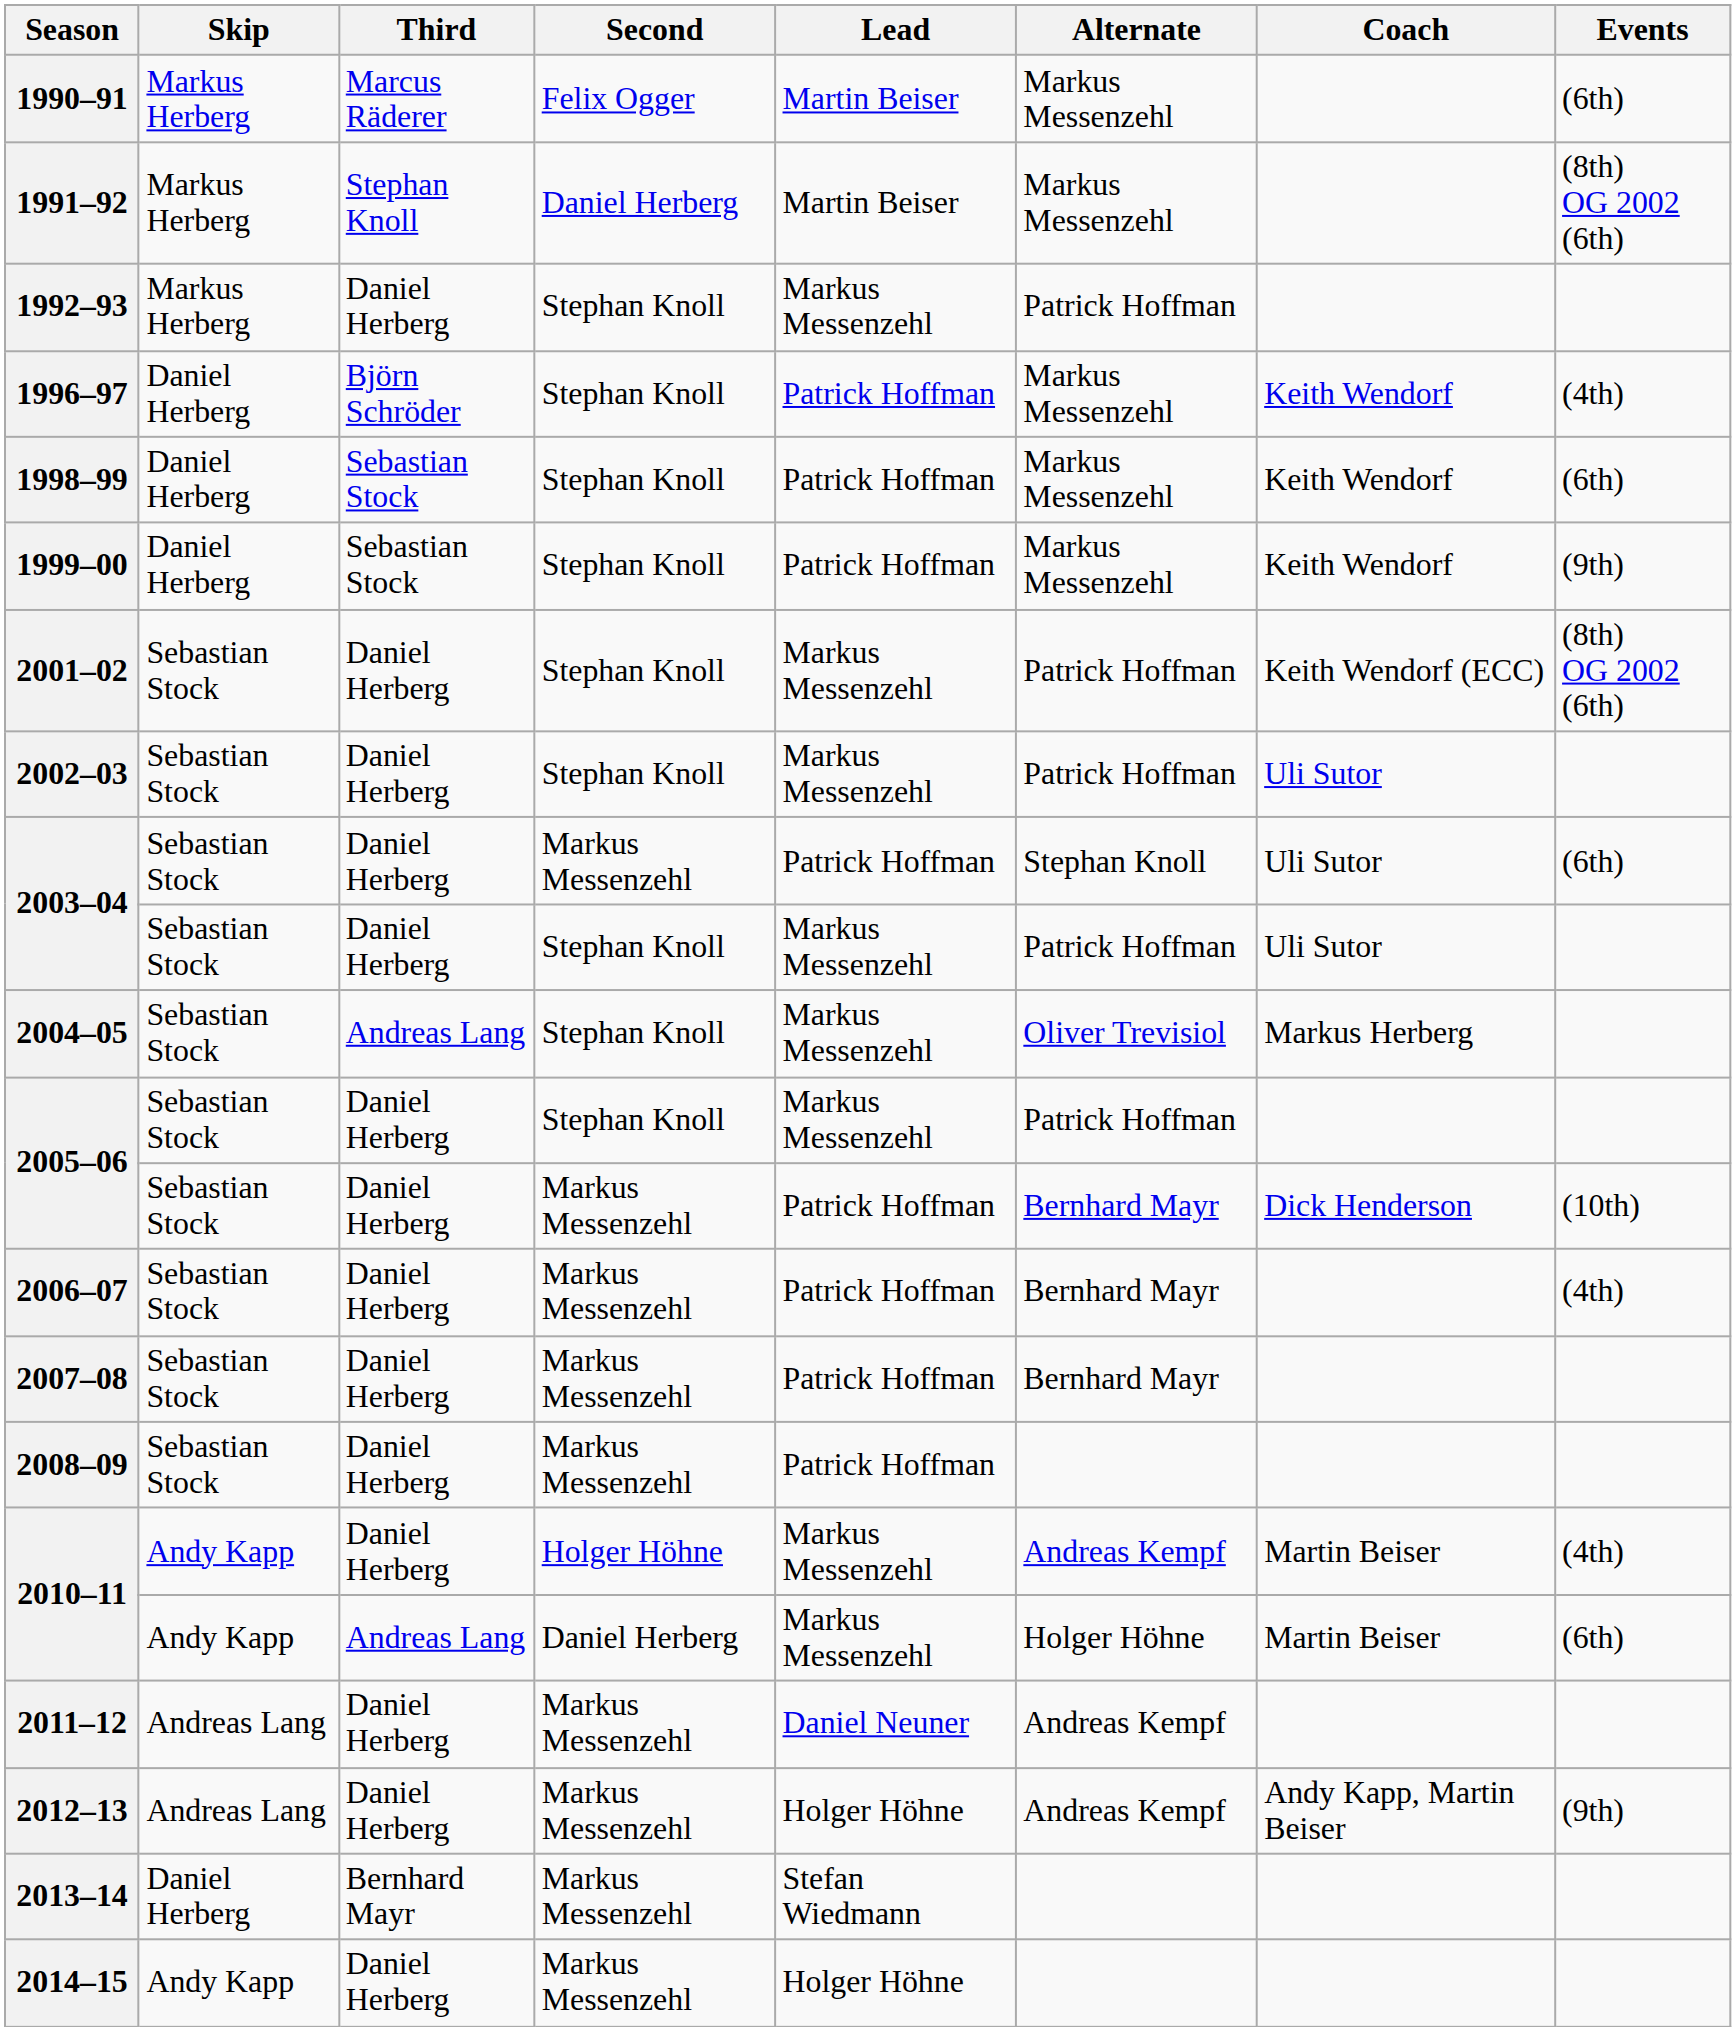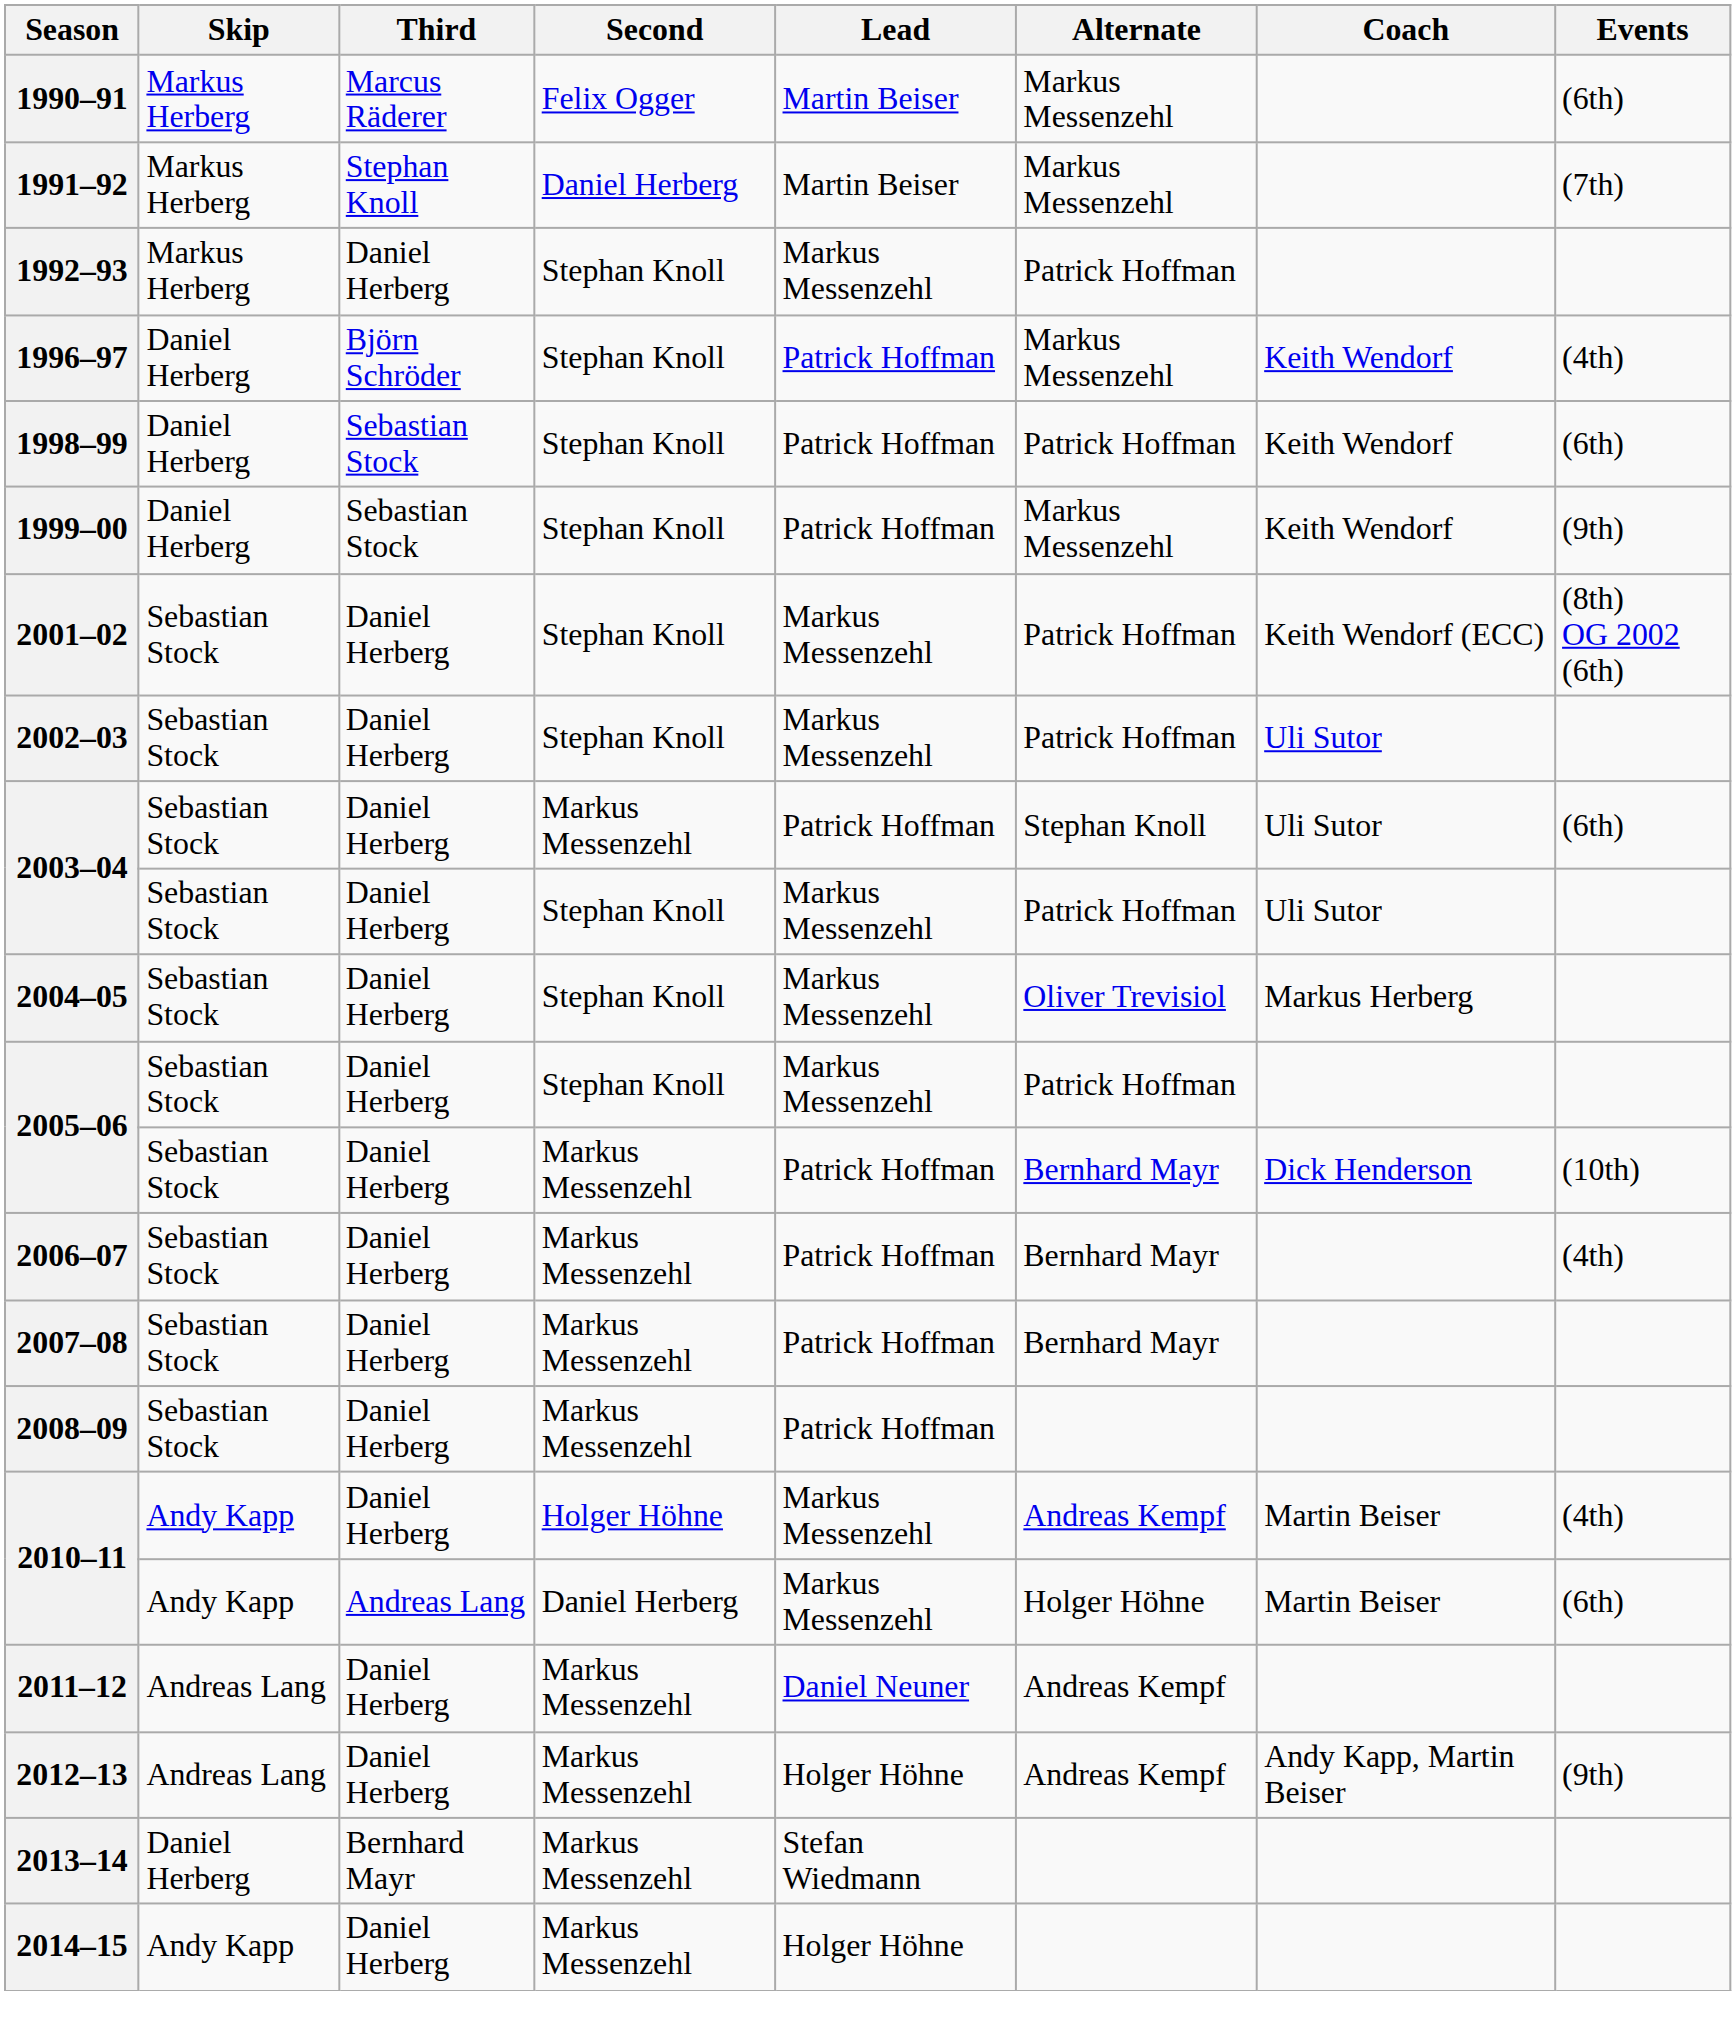(1621, 202) (8th) OG 2002 (6th) -> (1593, 184) (7th)
(1098, 479) Markus Messenzehl -> (1130, 443) Patrick Hoffman
(436, 1032) Andreas Lang -> (398, 997) Daniel Herberg
